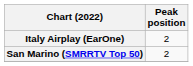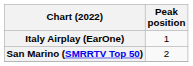(166, 38) 2 -> (166, 38) 1
